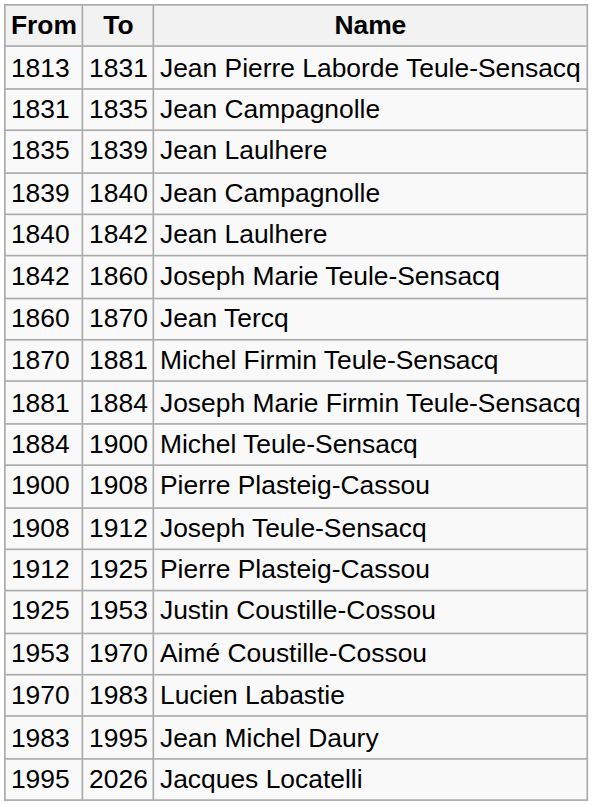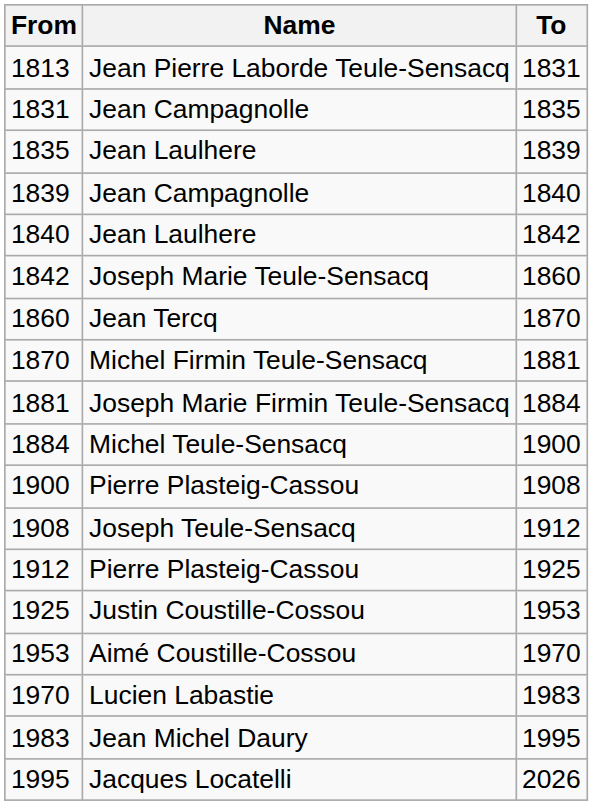columns swapped: (118, 25) <-> (370, 25)
